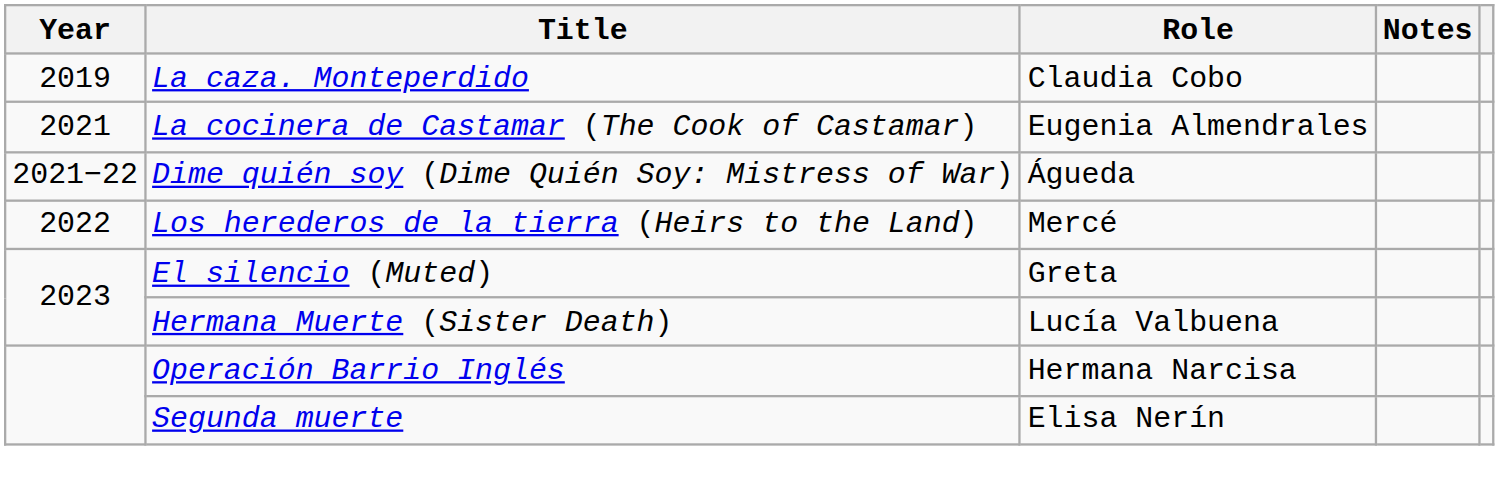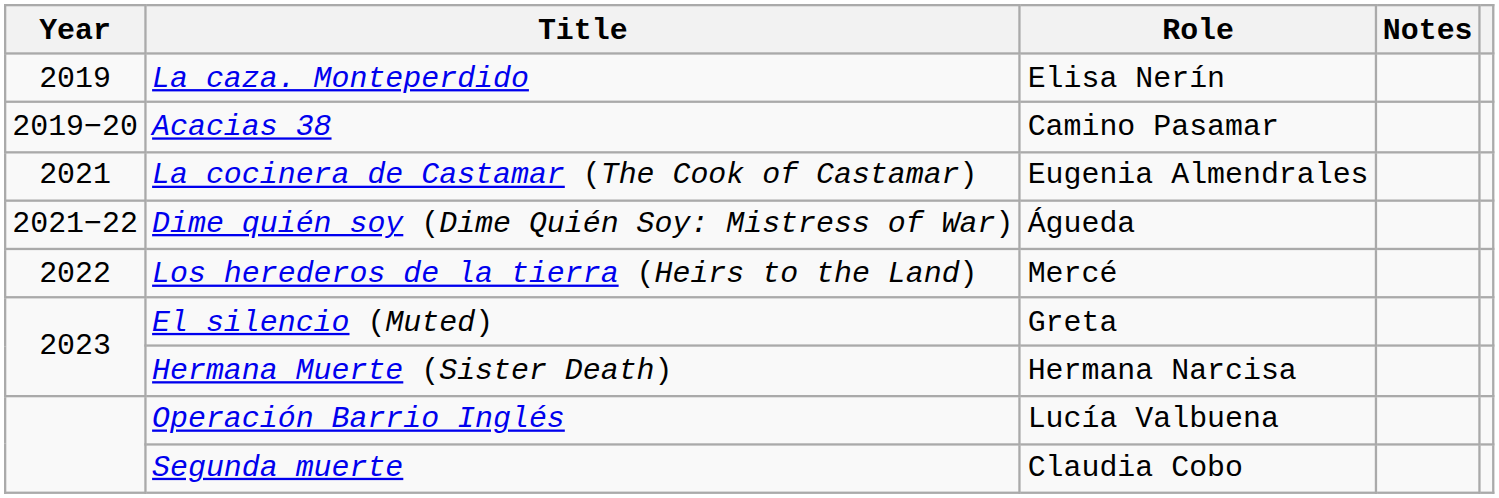(1135, 78) Claudia Cobo -> (1126, 78) Elisa Nerín
+ row: (242, 127)
(1153, 322) Lucía Valbuena -> (1162, 371) Hermana Narcisa
(1162, 371) Hermana Narcisa -> (1153, 419) Lucía Valbuena
(1126, 419) Elisa Nerín -> (1135, 468) Claudia Cobo
